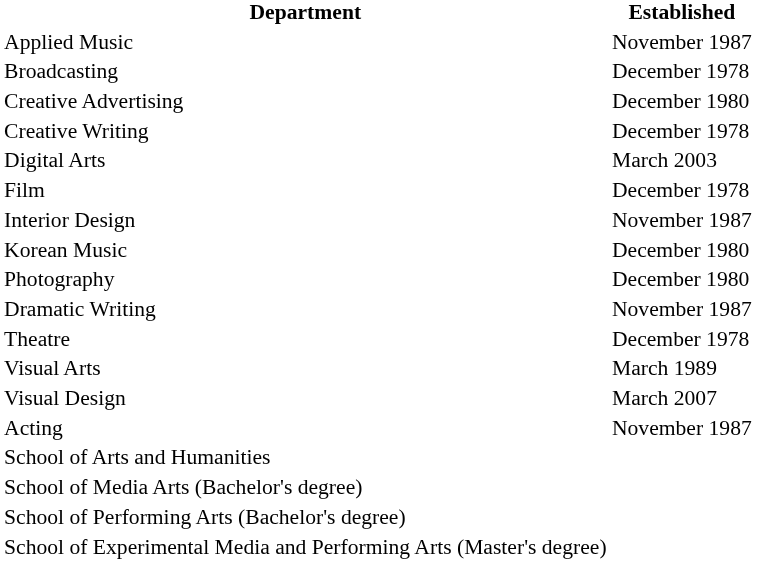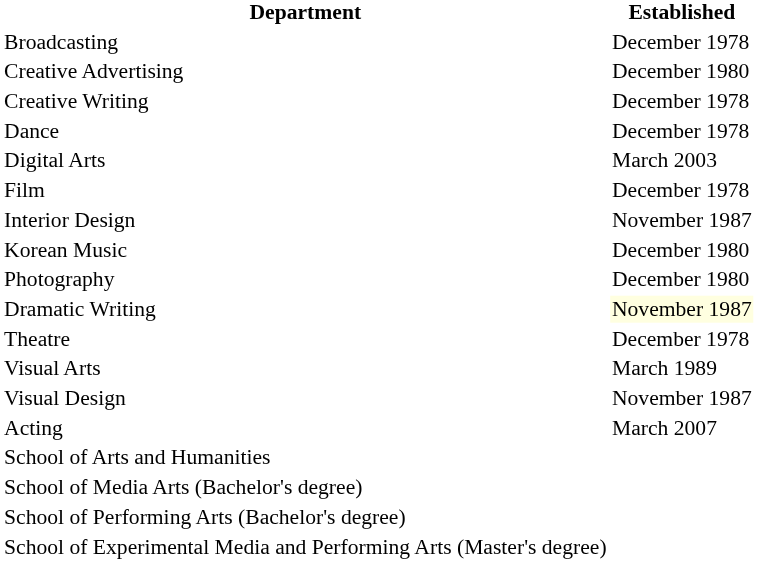- row: (69, 41)
+ row: (32, 130)
(682, 309) no background -> (682, 309) lightyellow background
(664, 398) March 2007 -> (682, 398) November 1987
(682, 427) November 1987 -> (664, 427) March 2007
